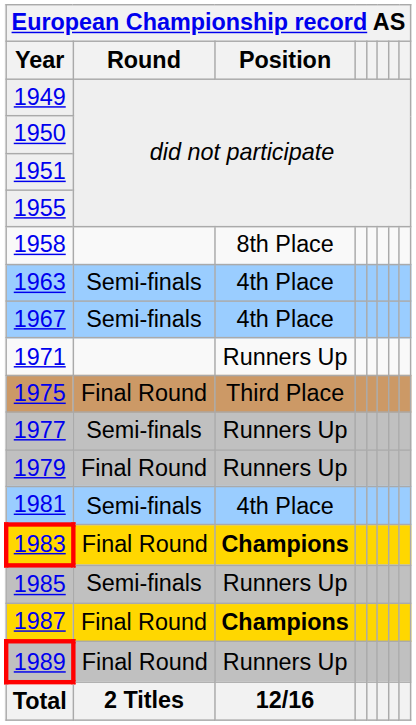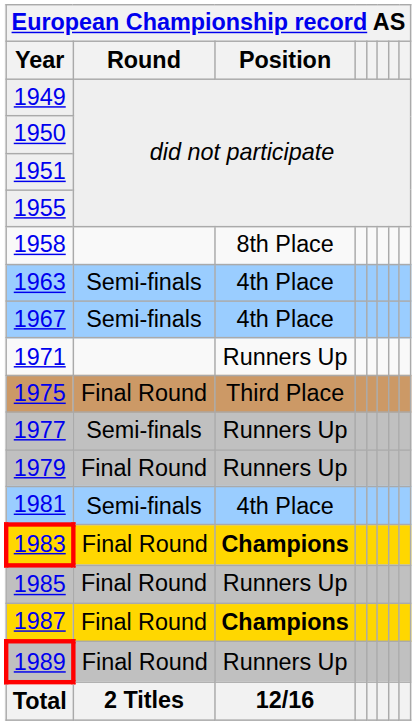(144, 583) Semi-finals -> (144, 583) Final Round
